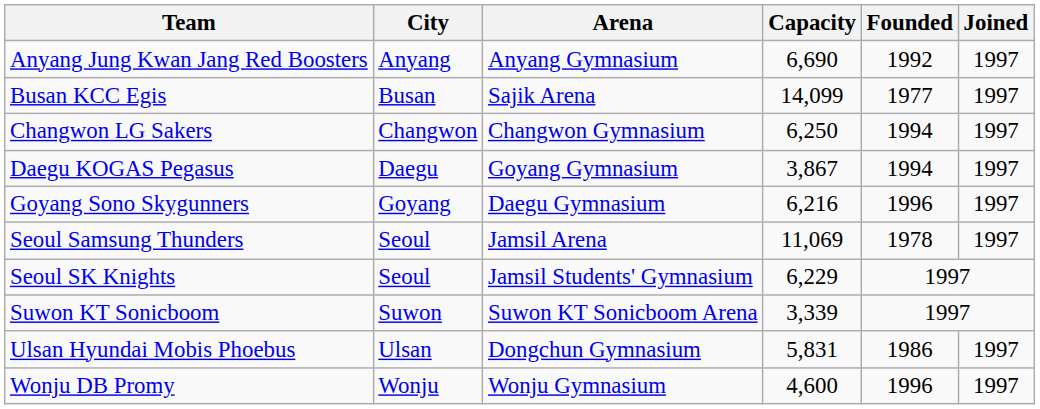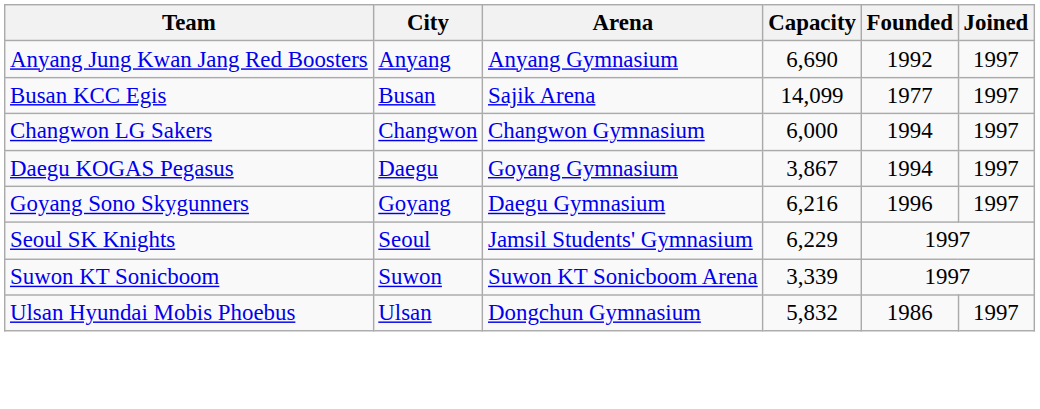(812, 131) 6,250 -> (812, 131) 6,000
- row: (127, 240)
(812, 349) 5,831 -> (812, 312) 5,832
- row: (92, 385)
